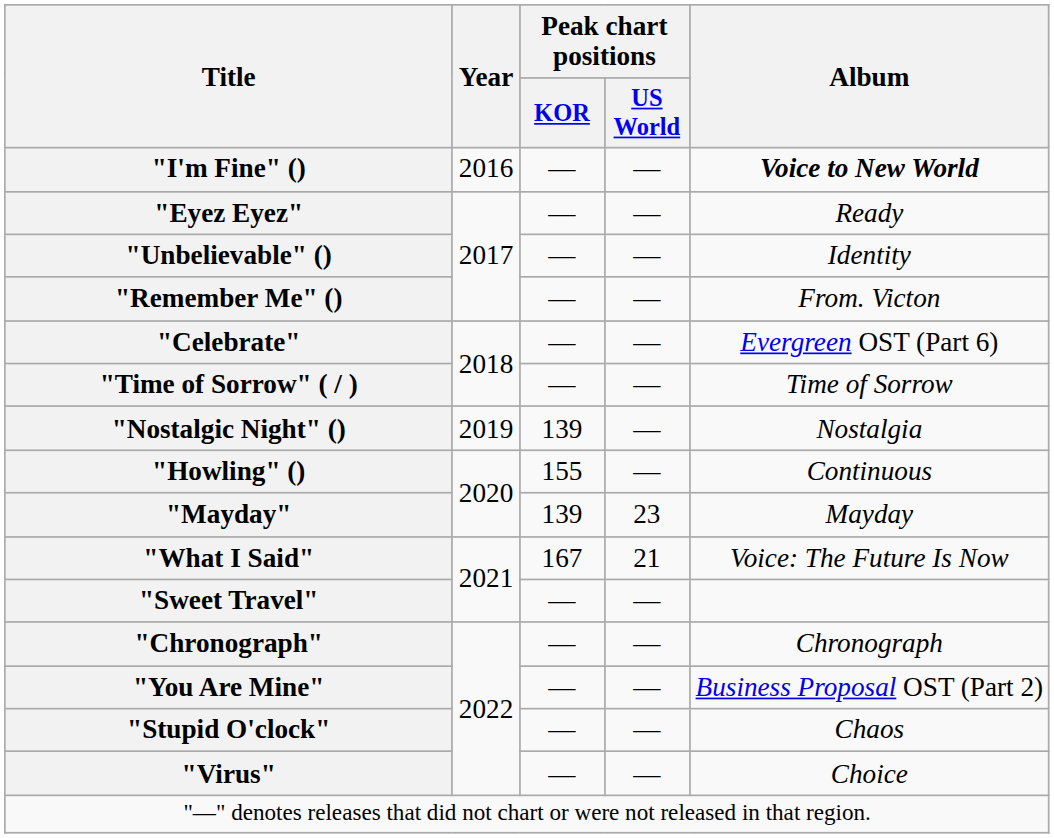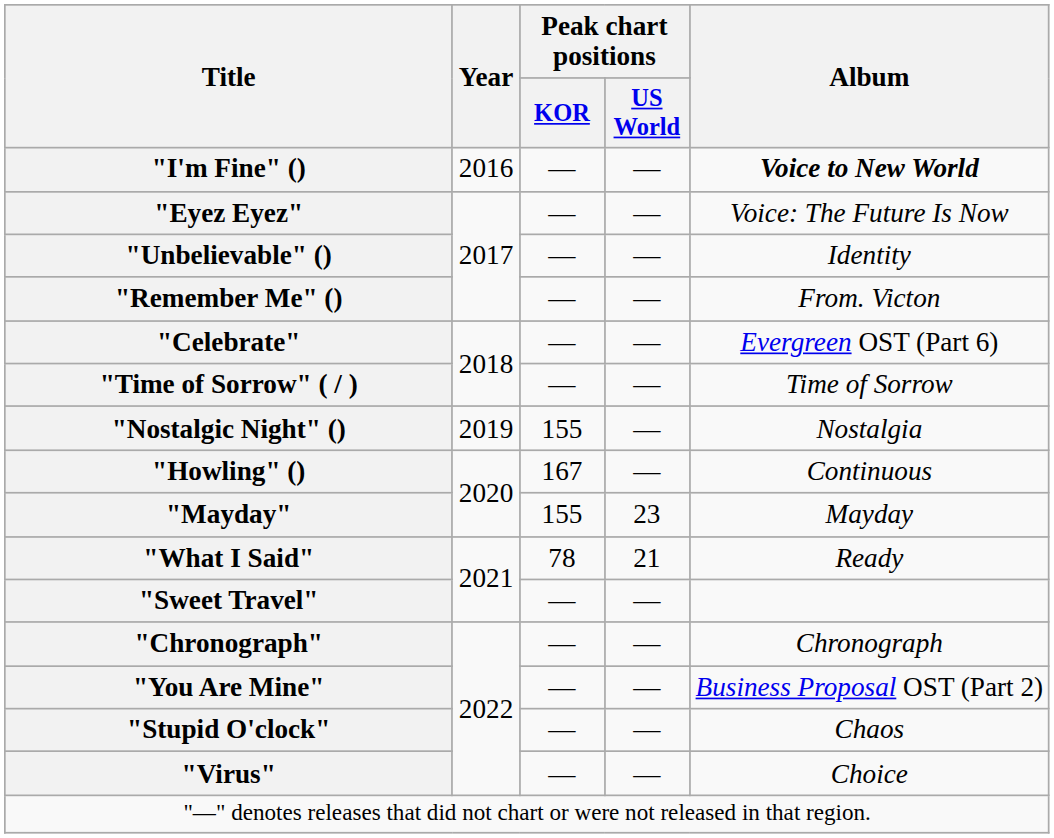(869, 212) Ready -> (869, 212) Voice: The Future Is Now
(562, 427) 139 -> (562, 427) 155
(562, 471) 155 -> (562, 471) 167
(562, 514) 139 -> (562, 514) 155
(562, 557) 167 -> (562, 557) 78
(869, 557) Voice: The Future Is Now -> (869, 557) Ready
